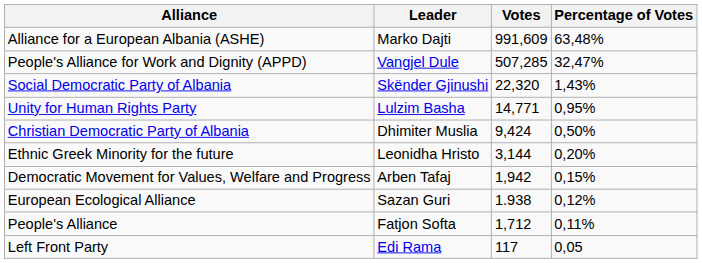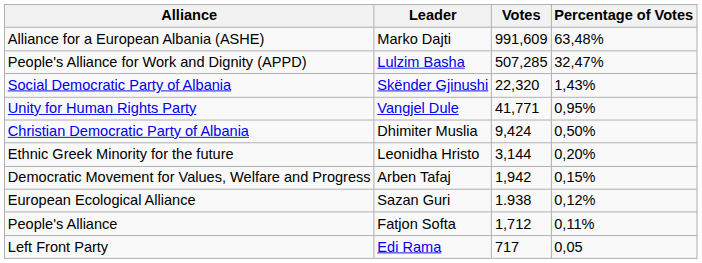(418, 62) Vangjel Dule -> (421, 62) Lulzim Basha
(421, 108) Lulzim Basha -> (418, 108) Vangjel Dule
(517, 108) 14,771 -> (517, 108) 41,771
(507, 246) 117 -> (507, 246) 717
